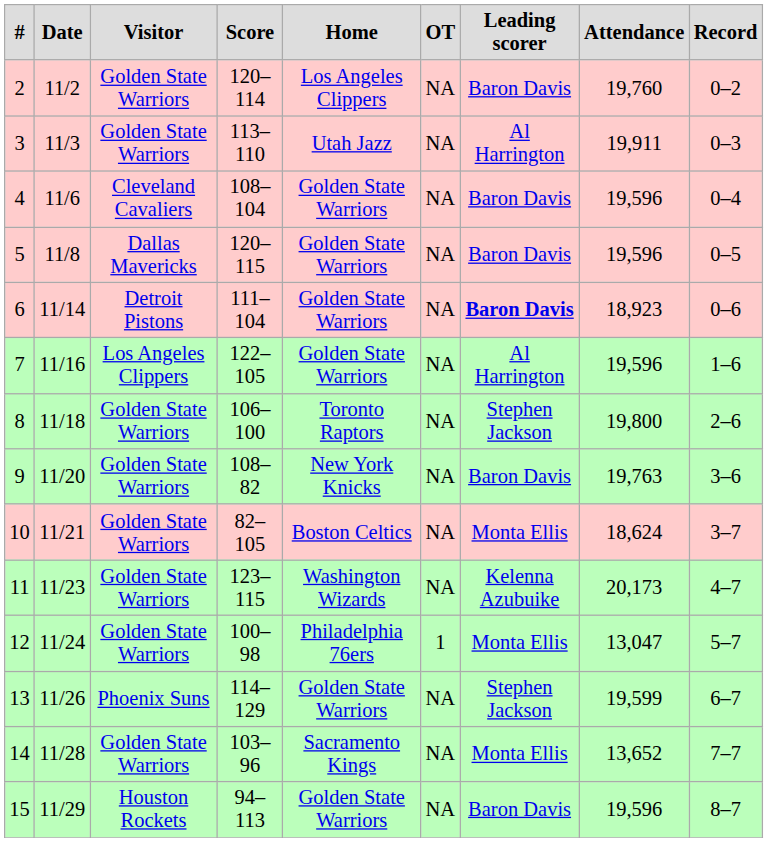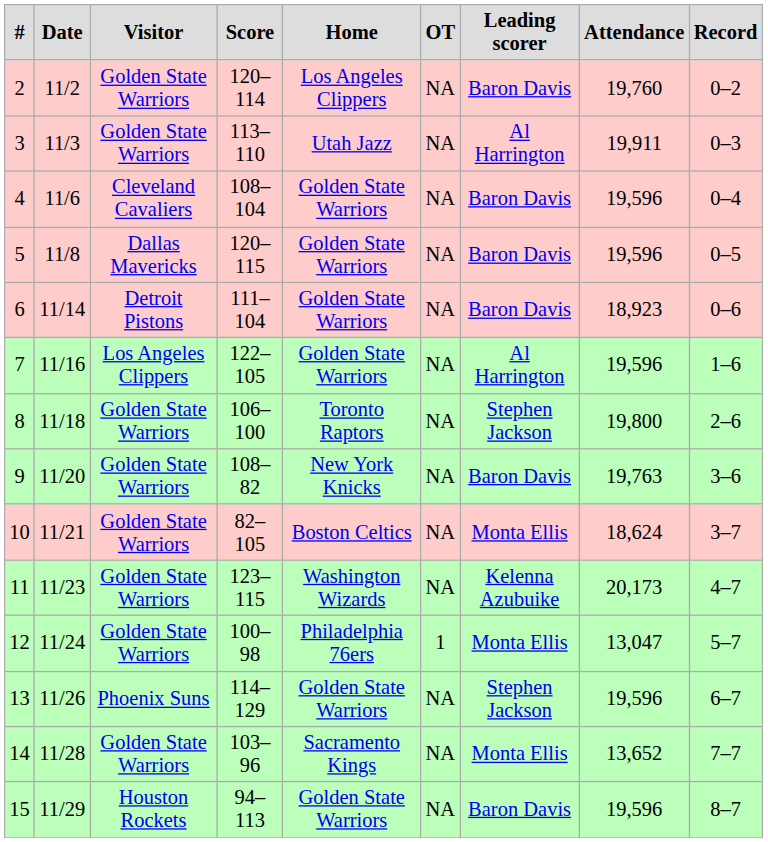(520, 309) bold -> (520, 309) normal
(634, 698) 19,599 -> (634, 698) 19,596
